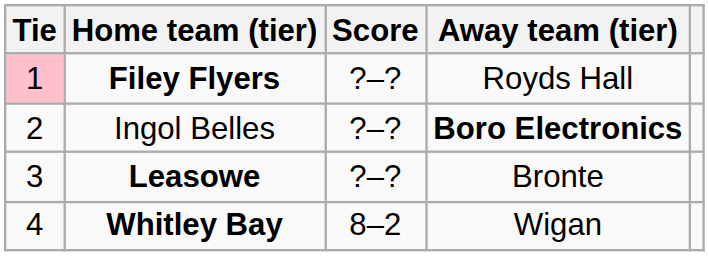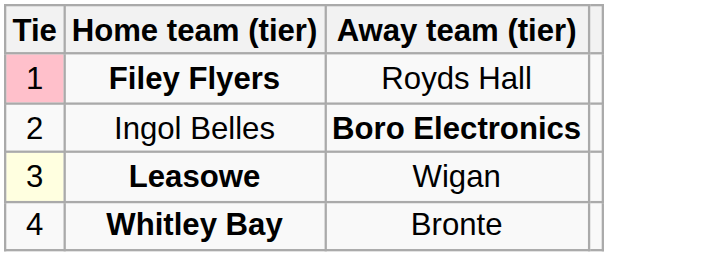- column: (375, 29)
(35, 177) no background -> (35, 177) lightyellow background
(558, 177) Bronte -> (457, 177) Wigan
(558, 226) Wigan -> (457, 226) Bronte
